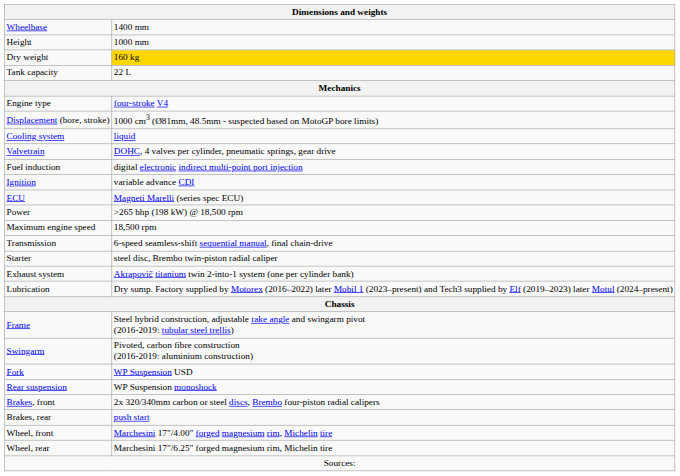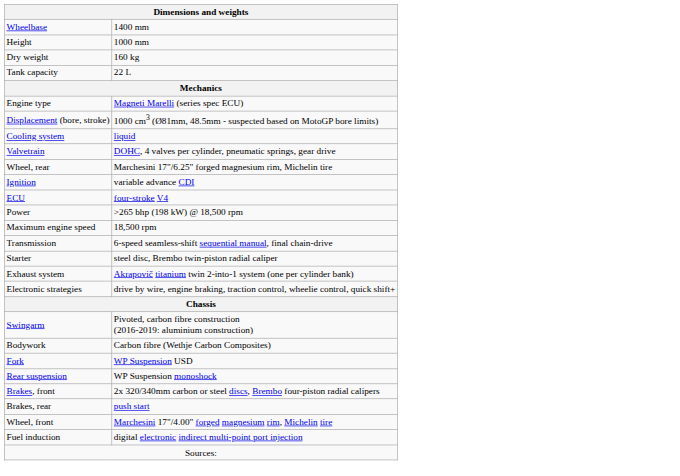(127, 57) gold background -> (127, 57) no background
(141, 103) four-stroke V4 -> (179, 103) Magneti Marelli (series spec ECU)
rows swapped: (33, 166) <-> (28, 447)
(179, 197) Magneti Marelli (series spec ECU) -> (141, 197) four-stroke V4
+ row: (44, 288)
- row: (28, 288)
- row: (18, 324)
+ row: (26, 345)
